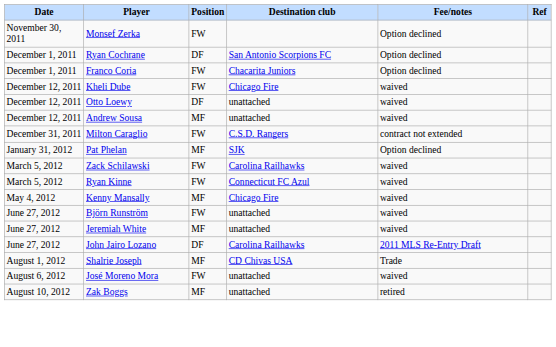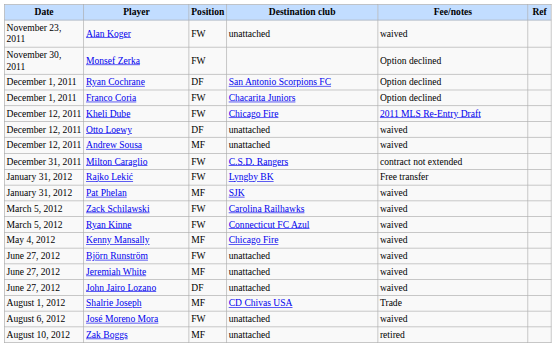+ row: (108, 34)
(394, 87) waived -> (430, 114) 2011 MLS Re-Entry Draft
+ row: (110, 177)
(411, 150) Option declined -> (394, 193) waived
(267, 244) Carolina Railhawks -> (249, 287) unattached
(430, 244) 2011 MLS Re-Entry Draft -> (394, 287) waived
